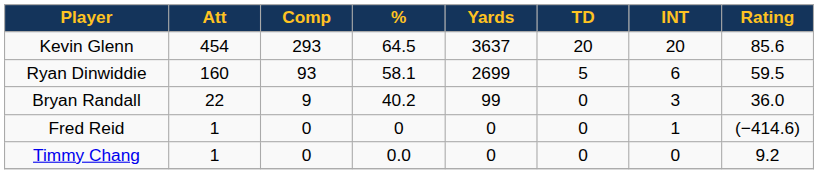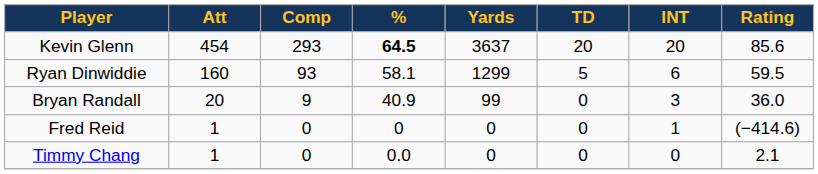(399, 45) normal -> (399, 45) bold
(491, 73) 2699 -> (491, 73) 1299
(214, 100) 22 -> (214, 100) 20
(399, 100) 40.2 -> (399, 100) 40.9
(767, 155) 9.2 -> (767, 155) 2.1
